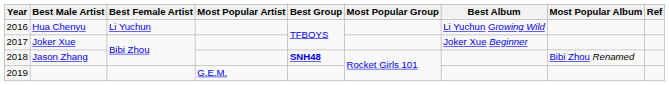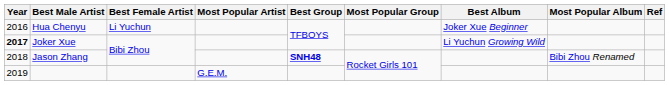(494, 27) Li Yuchun Growing Wild -> (485, 27) Joker Xue Beginner
(17, 42) normal -> (17, 42) bold
(485, 42) Joker Xue Beginner -> (494, 42) Li Yuchun Growing Wild
